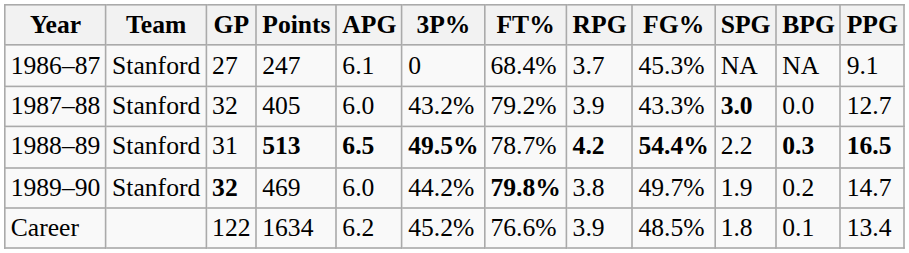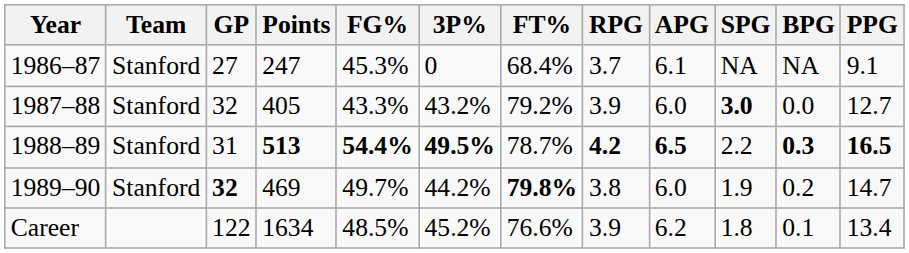columns swapped: (674, 24) <-> (369, 24)
